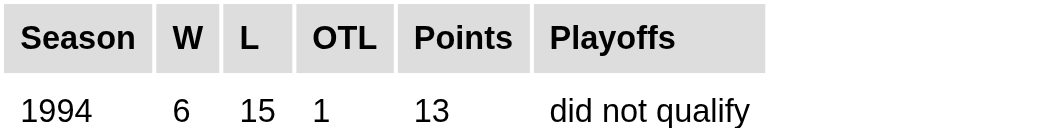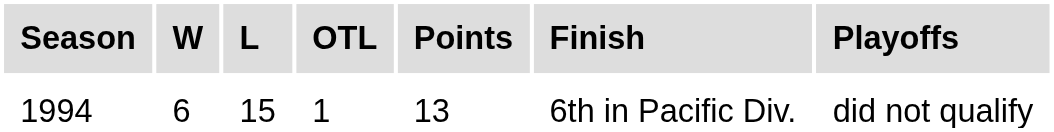+ column: (597, 38)
